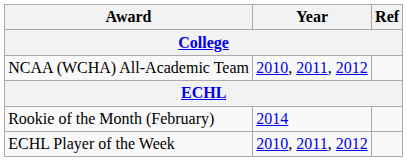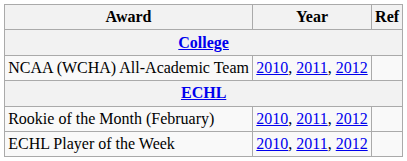(272, 118) 2014 -> (312, 118) 2010, 2011, 2012
